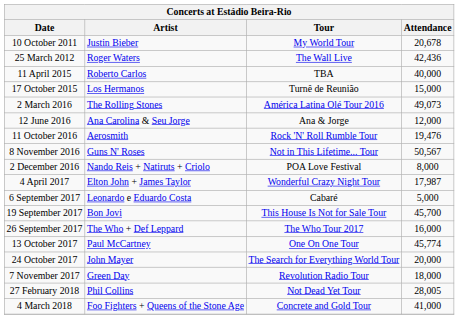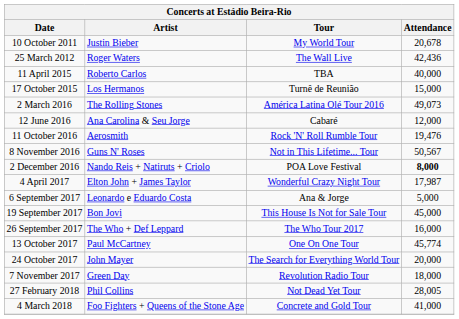(324, 120) Ana & Jorge -> (324, 120) Cabaré
(428, 167) normal -> (428, 167) bold
(324, 197) Cabaré -> (324, 197) Ana & Jorge
(428, 213) 45,700 -> (428, 213) 45,000
